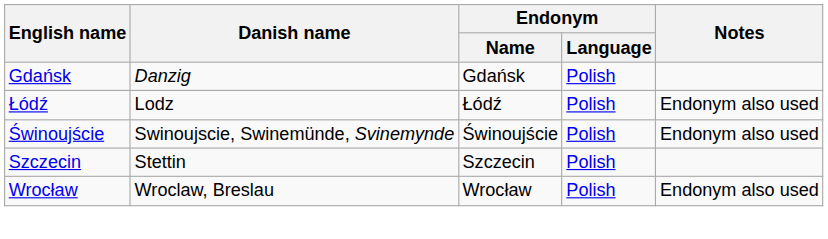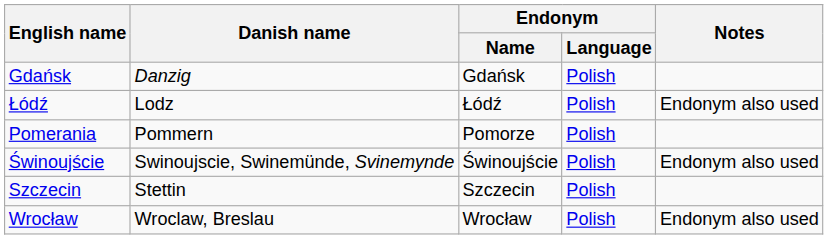+ row: (52, 133)
